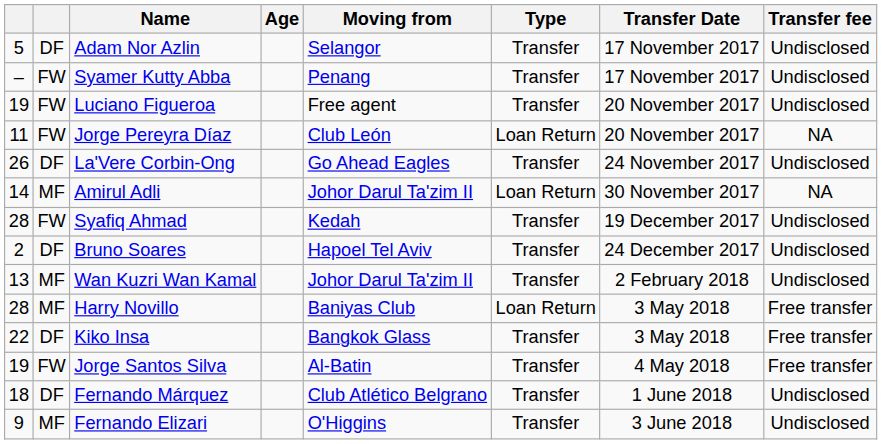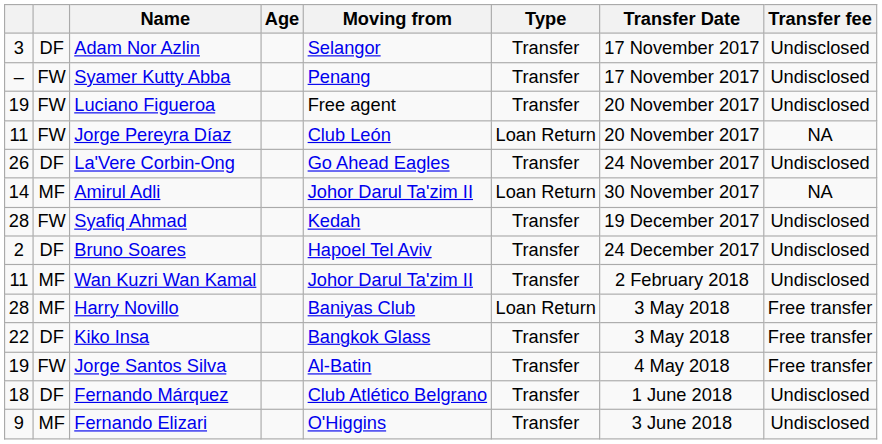(19, 47) 5 -> (19, 47) 3
(19, 279) 13 -> (19, 279) 11
